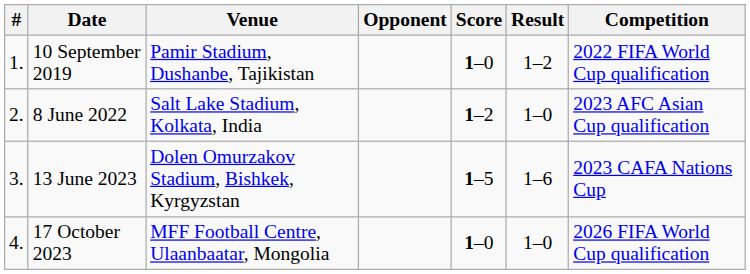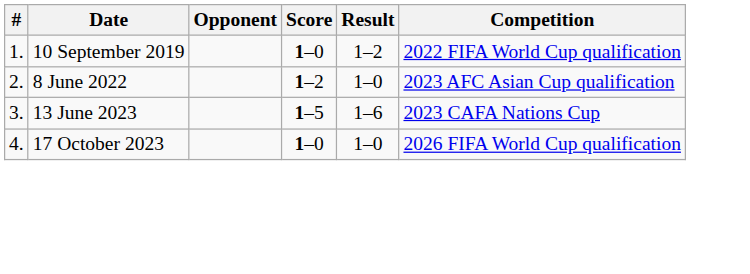- column: (252, 19)
